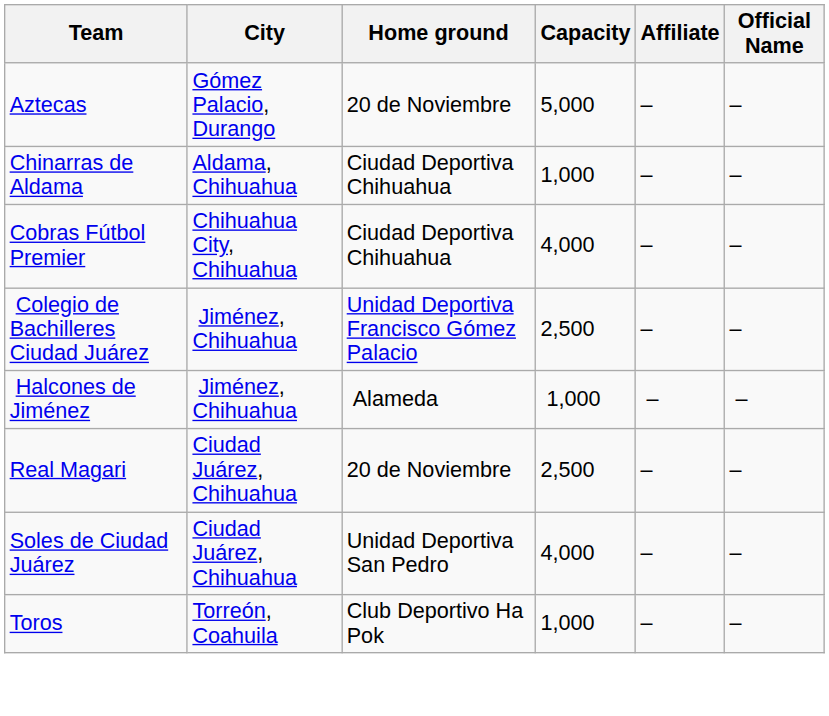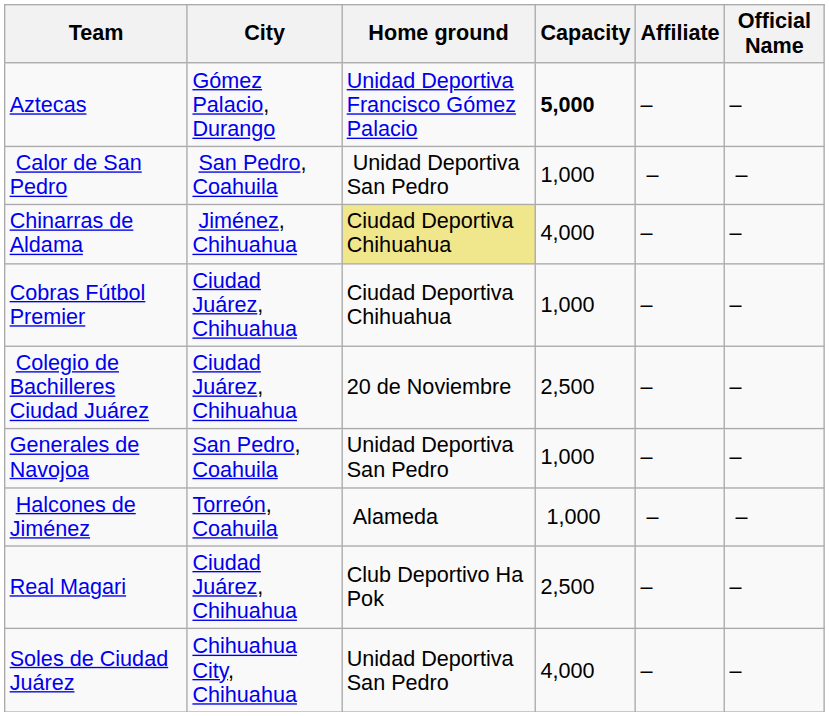(429, 104) 20 de Noviembre -> (431, 104) Unidad Deportiva Francisco Gómez Palacio
(567, 104) normal -> (567, 104) bold
+ row: (76, 175)
(245, 175) Aldama, Chihuahua -> (245, 233) Jiménez, Chihuahua
(430, 175) no background -> (430, 233) khaki background
(567, 175) 1,000 -> (567, 233) 4,000
(245, 245) Chihuahua City, Chihuahua -> (245, 304) Ciudad Juárez, Chihuahua
(567, 245) 4,000 -> (567, 304) 1,000
(245, 328) Jiménez, Chihuahua -> (245, 387) Ciudad Juárez, Chihuahua
(431, 328) Unidad Deportiva Francisco Gómez Palacio -> (429, 387) 20 de Noviembre
+ row: (74, 458)
(245, 399) Jiménez, Chihuahua -> (235, 516) Torreón, Coahuila
(429, 470) 20 de Noviembre -> (435, 587) Club Deportivo Ha Pok
(245, 553) Ciudad Juárez, Chihuahua -> (245, 670) Chihuahua City, Chihuahua
- row: (36, 623)
